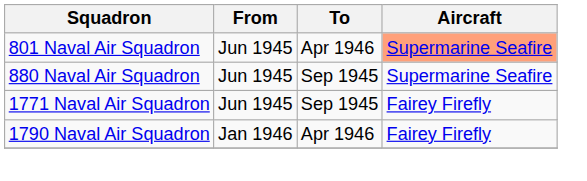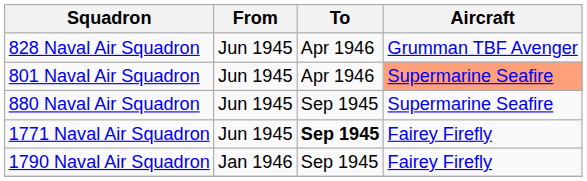+ row: (104, 47)
(340, 104) normal -> (340, 133) bold
(338, 133) Apr 1946 -> (340, 162) Sep 1945
